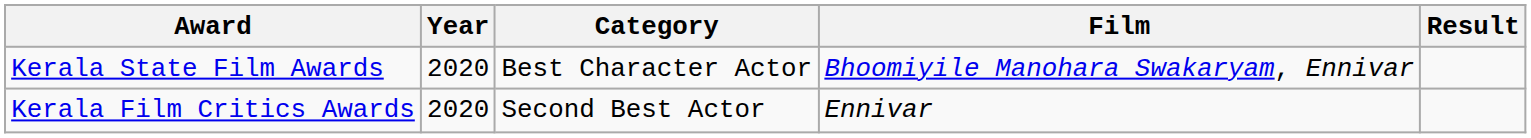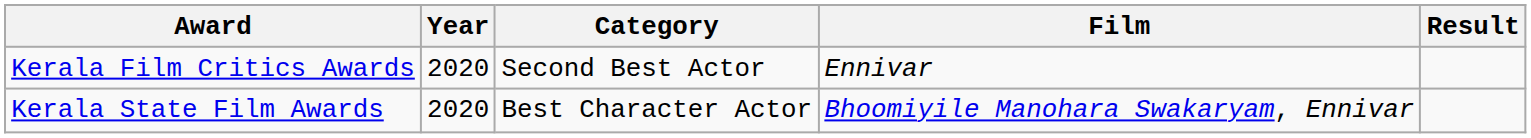rows swapped: (197, 68) <-> (213, 110)
